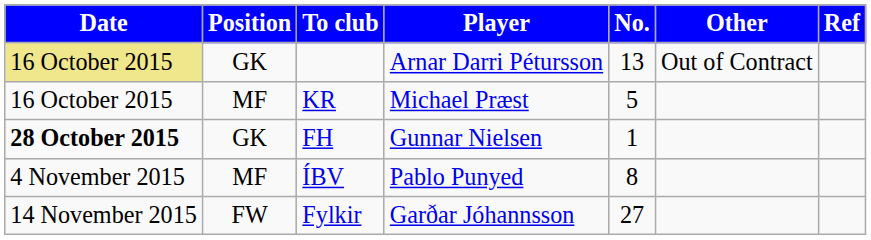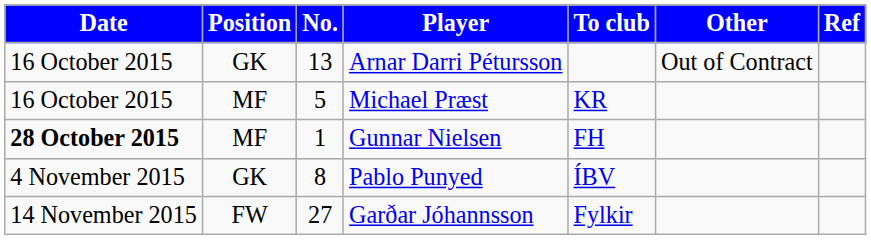columns swapped: (632, 23) <-> (341, 23)
(92, 61) khaki background -> (92, 61) no background
(250, 138) GK -> (250, 138) MF
(250, 176) MF -> (250, 176) GK
